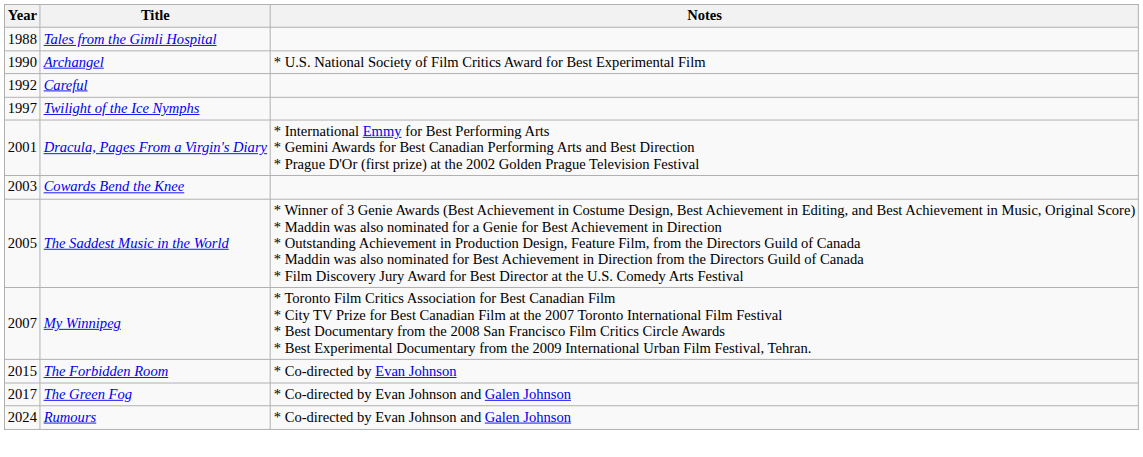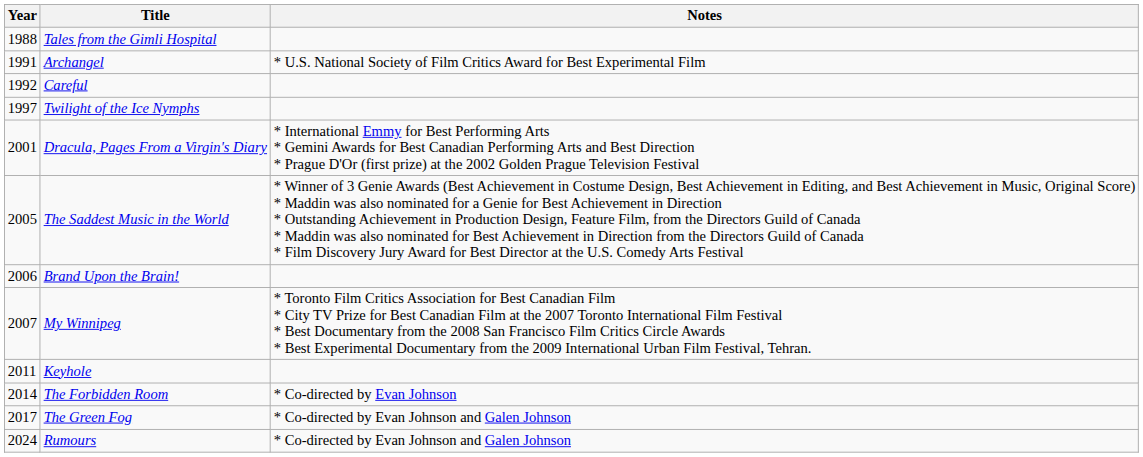(22, 62) 1990 -> (22, 62) 1991
- row: (114, 187)
+ row: (111, 275)
+ row: (67, 371)
(22, 371) 2015 -> (22, 394) 2014
